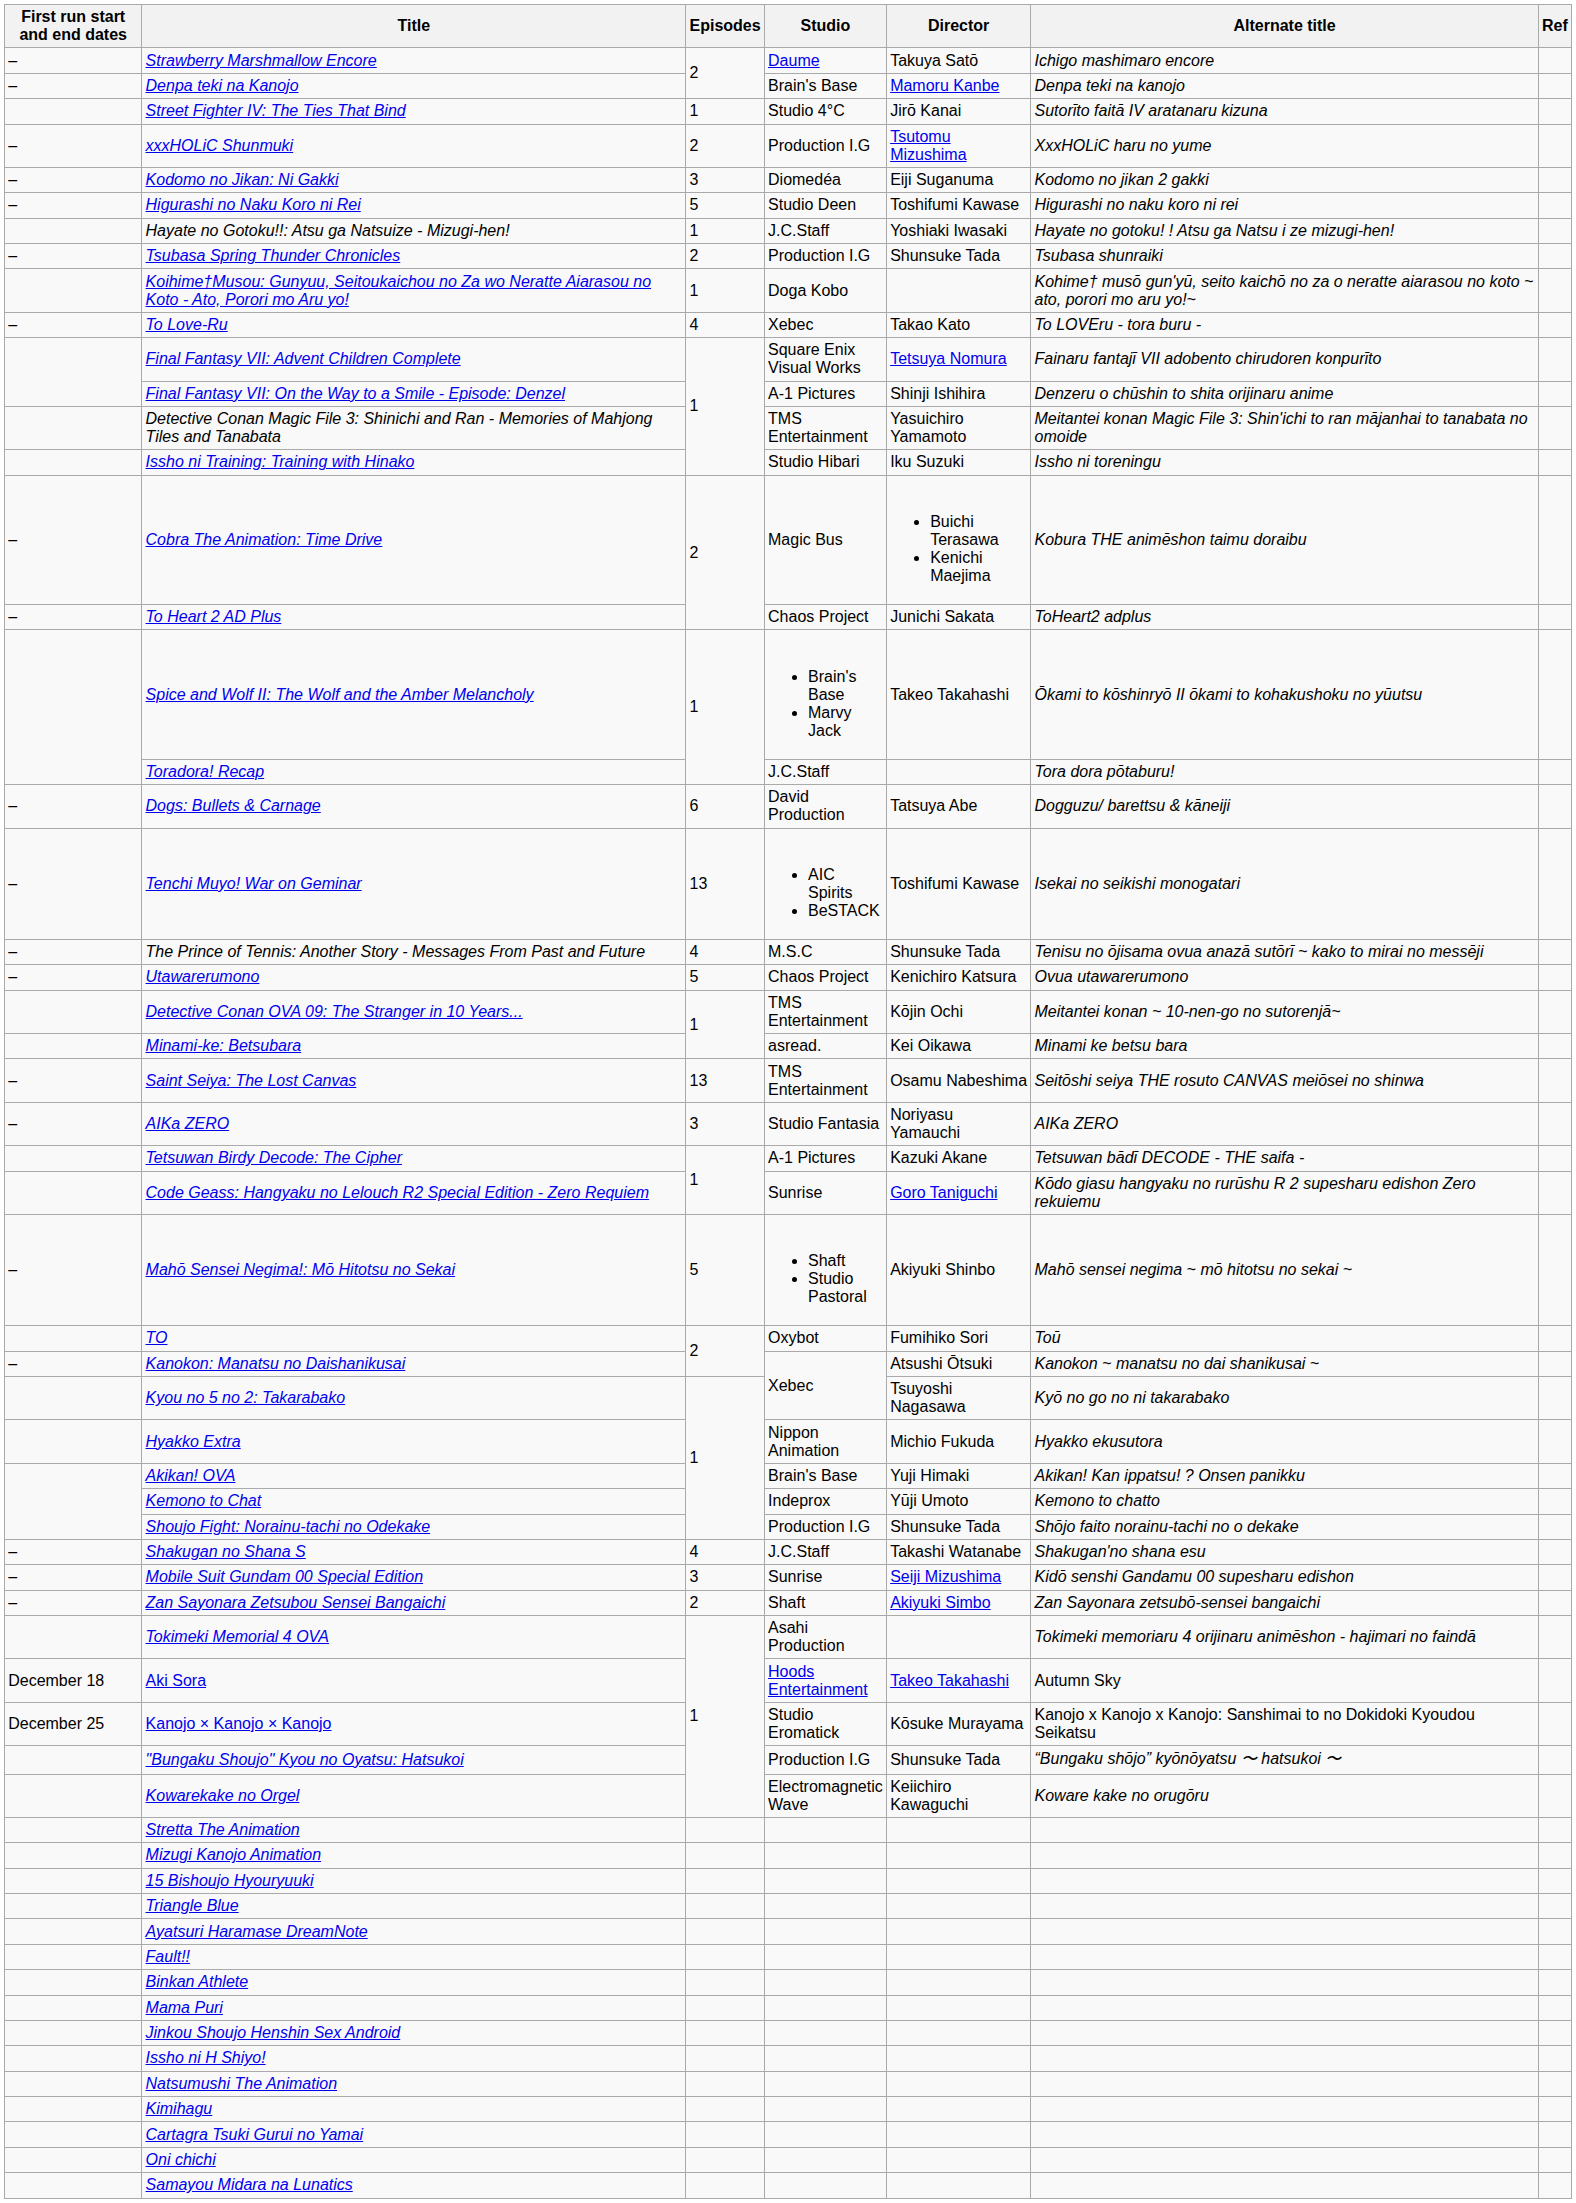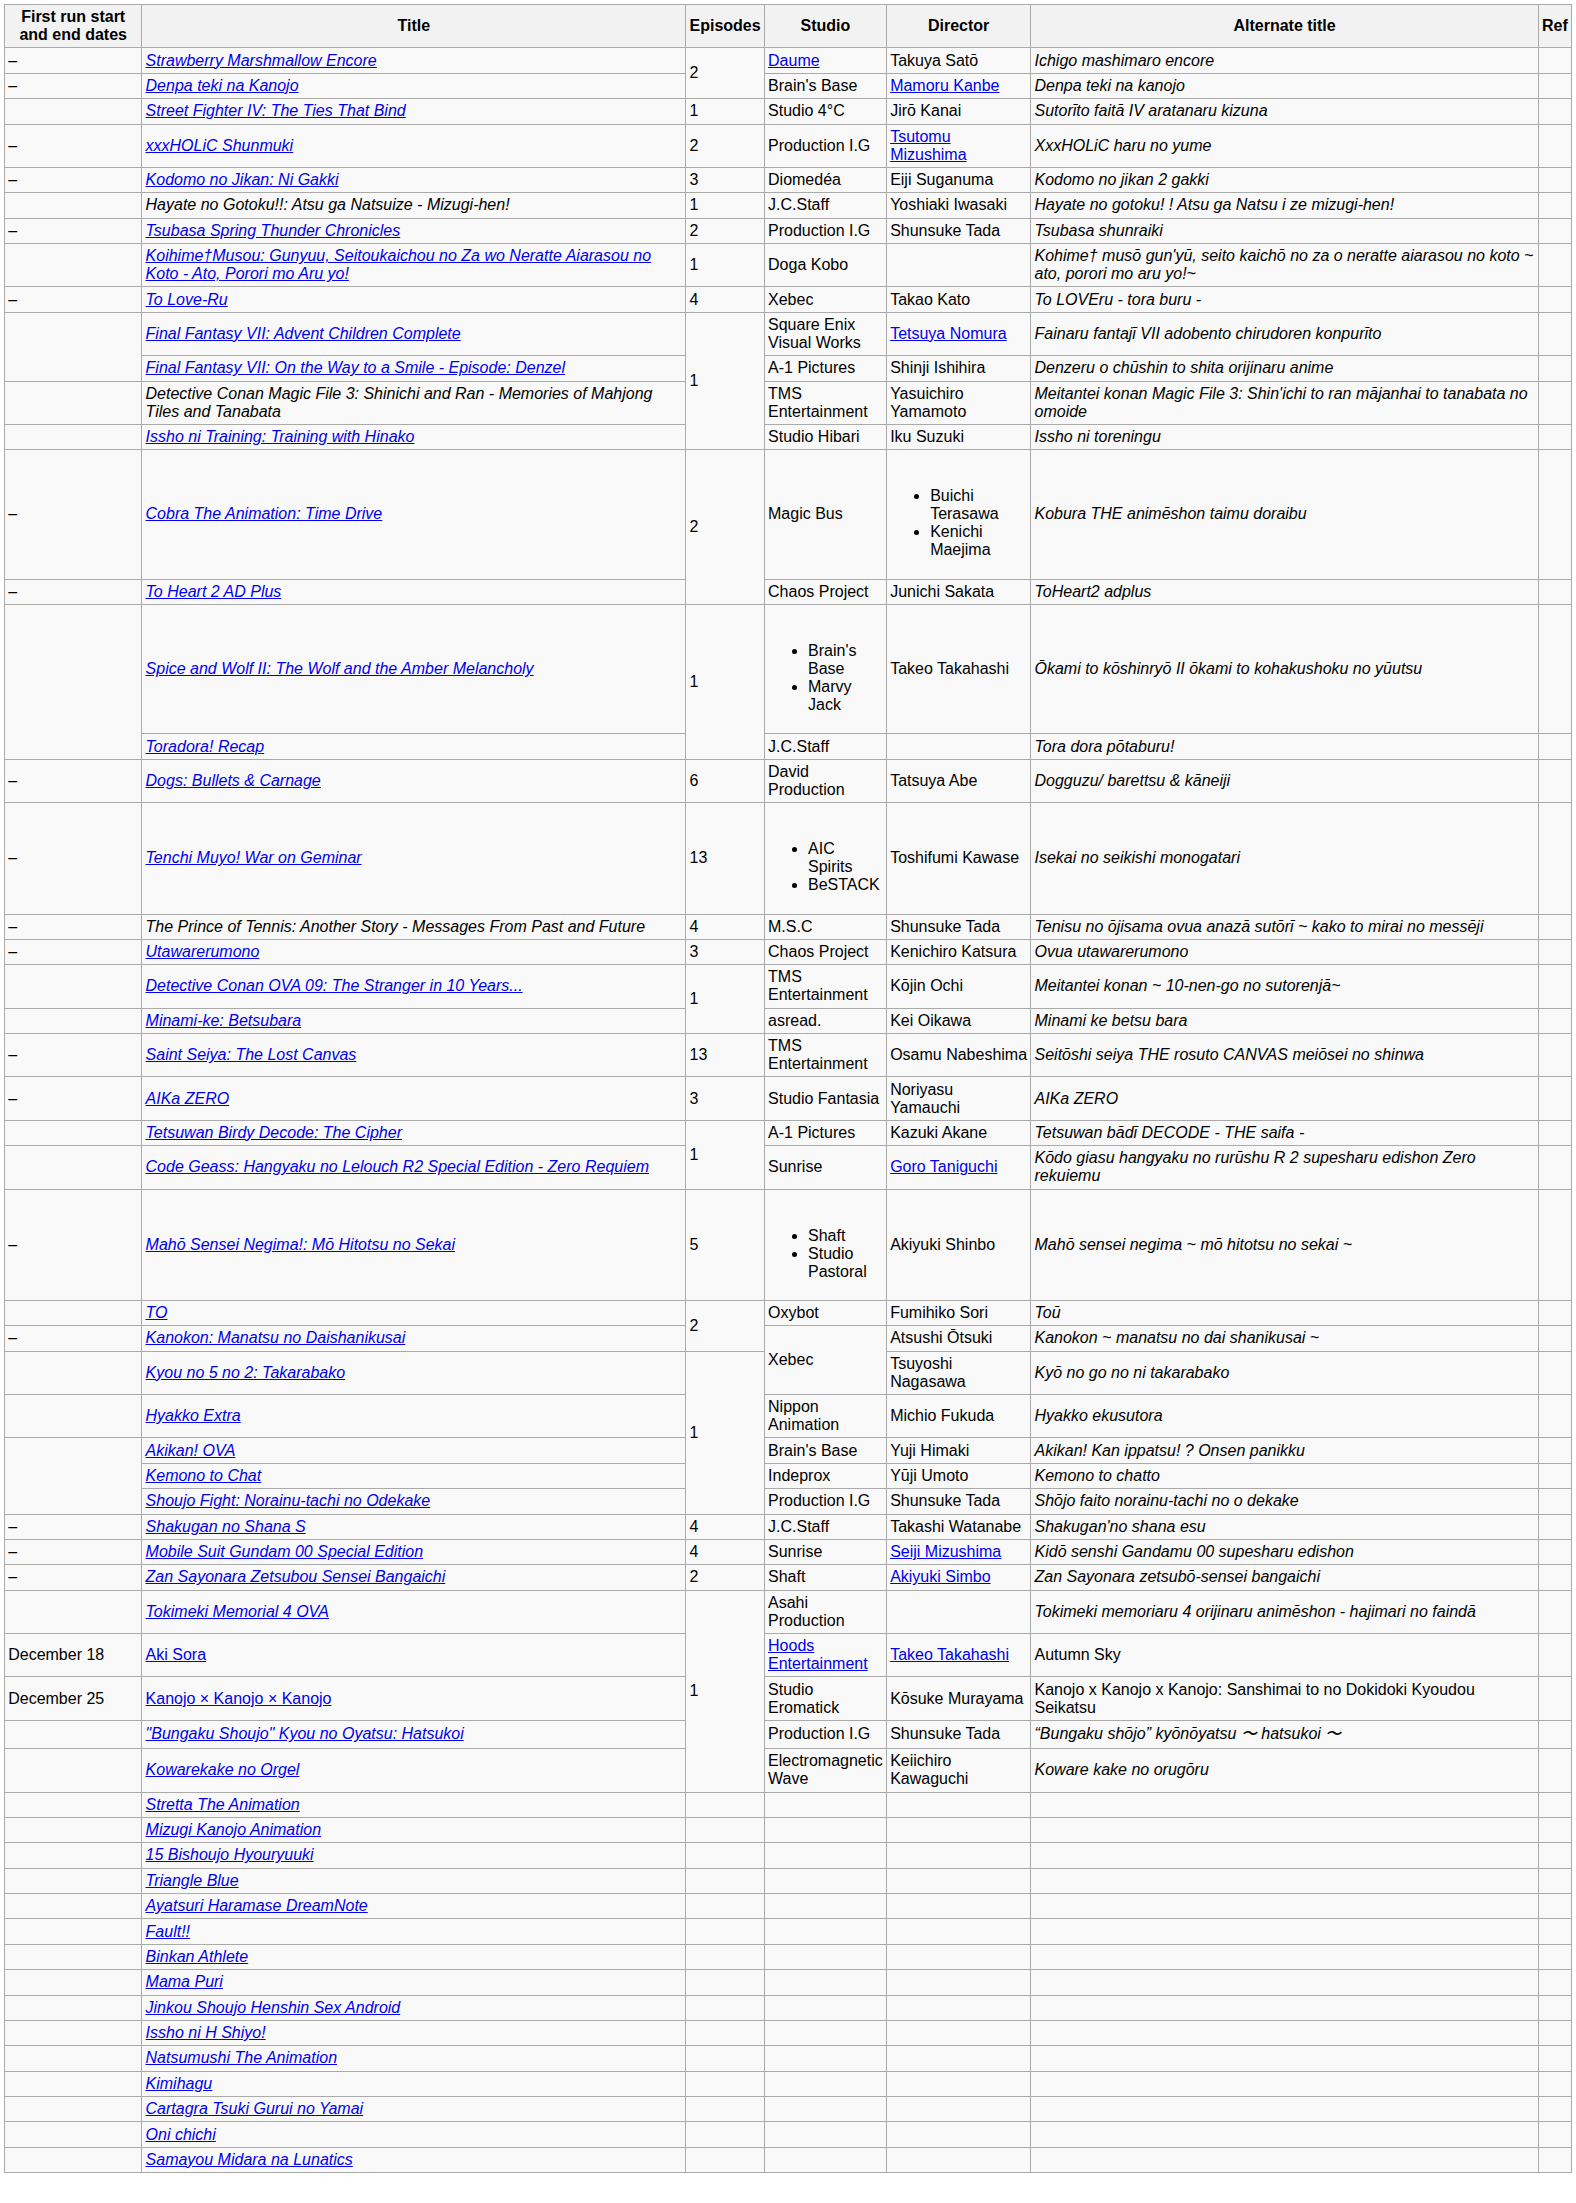- row: (253, 205)
(694, 977) 5 -> (694, 952) 3
(694, 1577) 3 -> (694, 1552) 4
